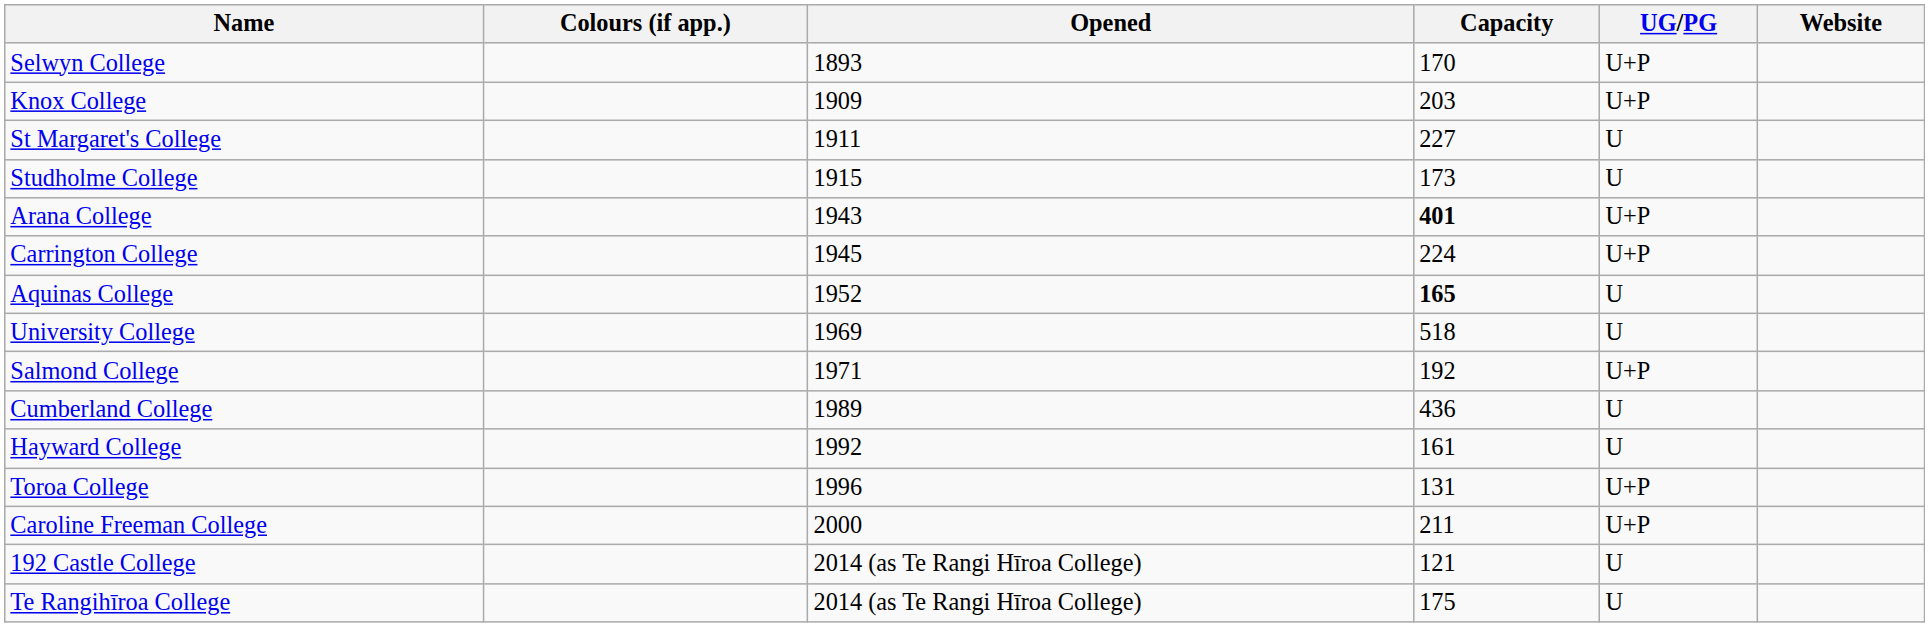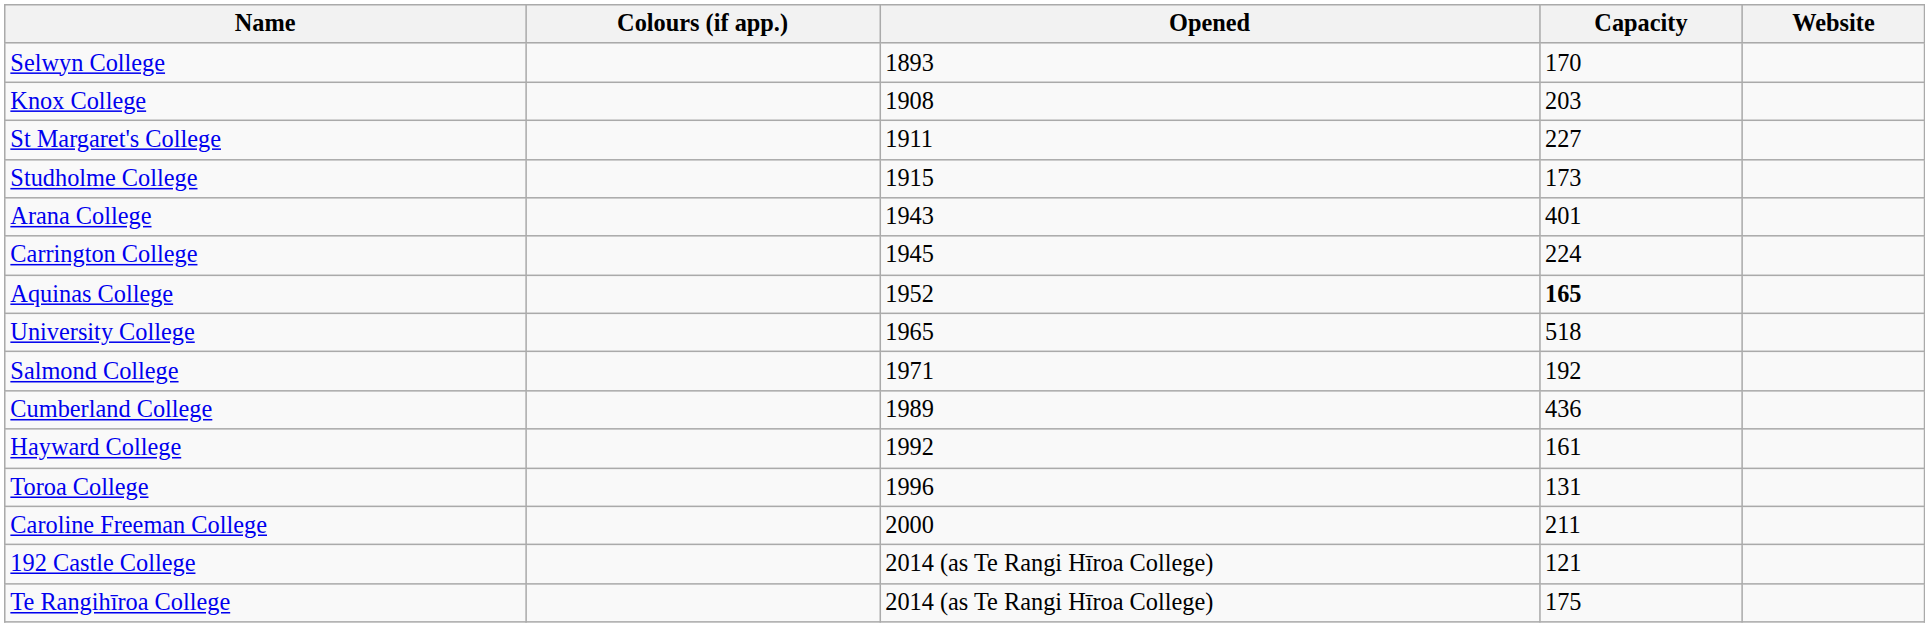- column: (1679, 23)
(838, 100) 1909 -> (910, 100) 1908
(1437, 216) bold -> (1563, 216) normal
(838, 332) 1969 -> (910, 332) 1965
